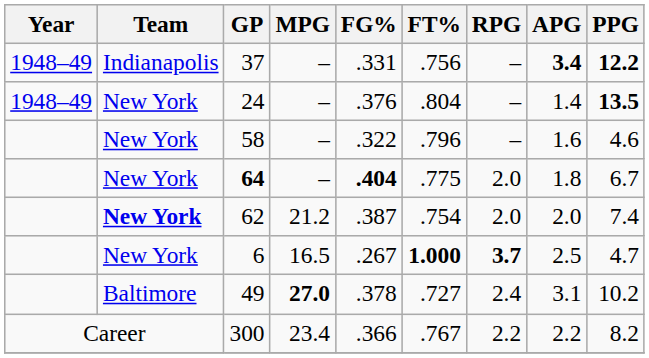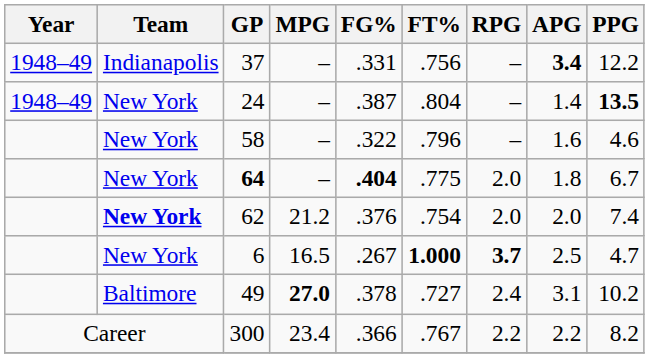(619, 62) bold -> (619, 62) normal
(376, 101) .376 -> (376, 101) .387
(376, 216) .387 -> (376, 216) .376
